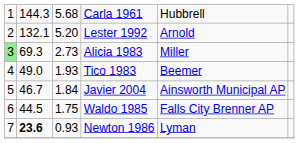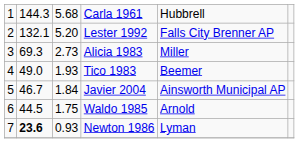(177, 33) Arnold -> (217, 33) Falls City Brenner AP
(10, 52) lightgreen background -> (10, 52) no background
(217, 109) Falls City Brenner AP -> (177, 109) Arnold
